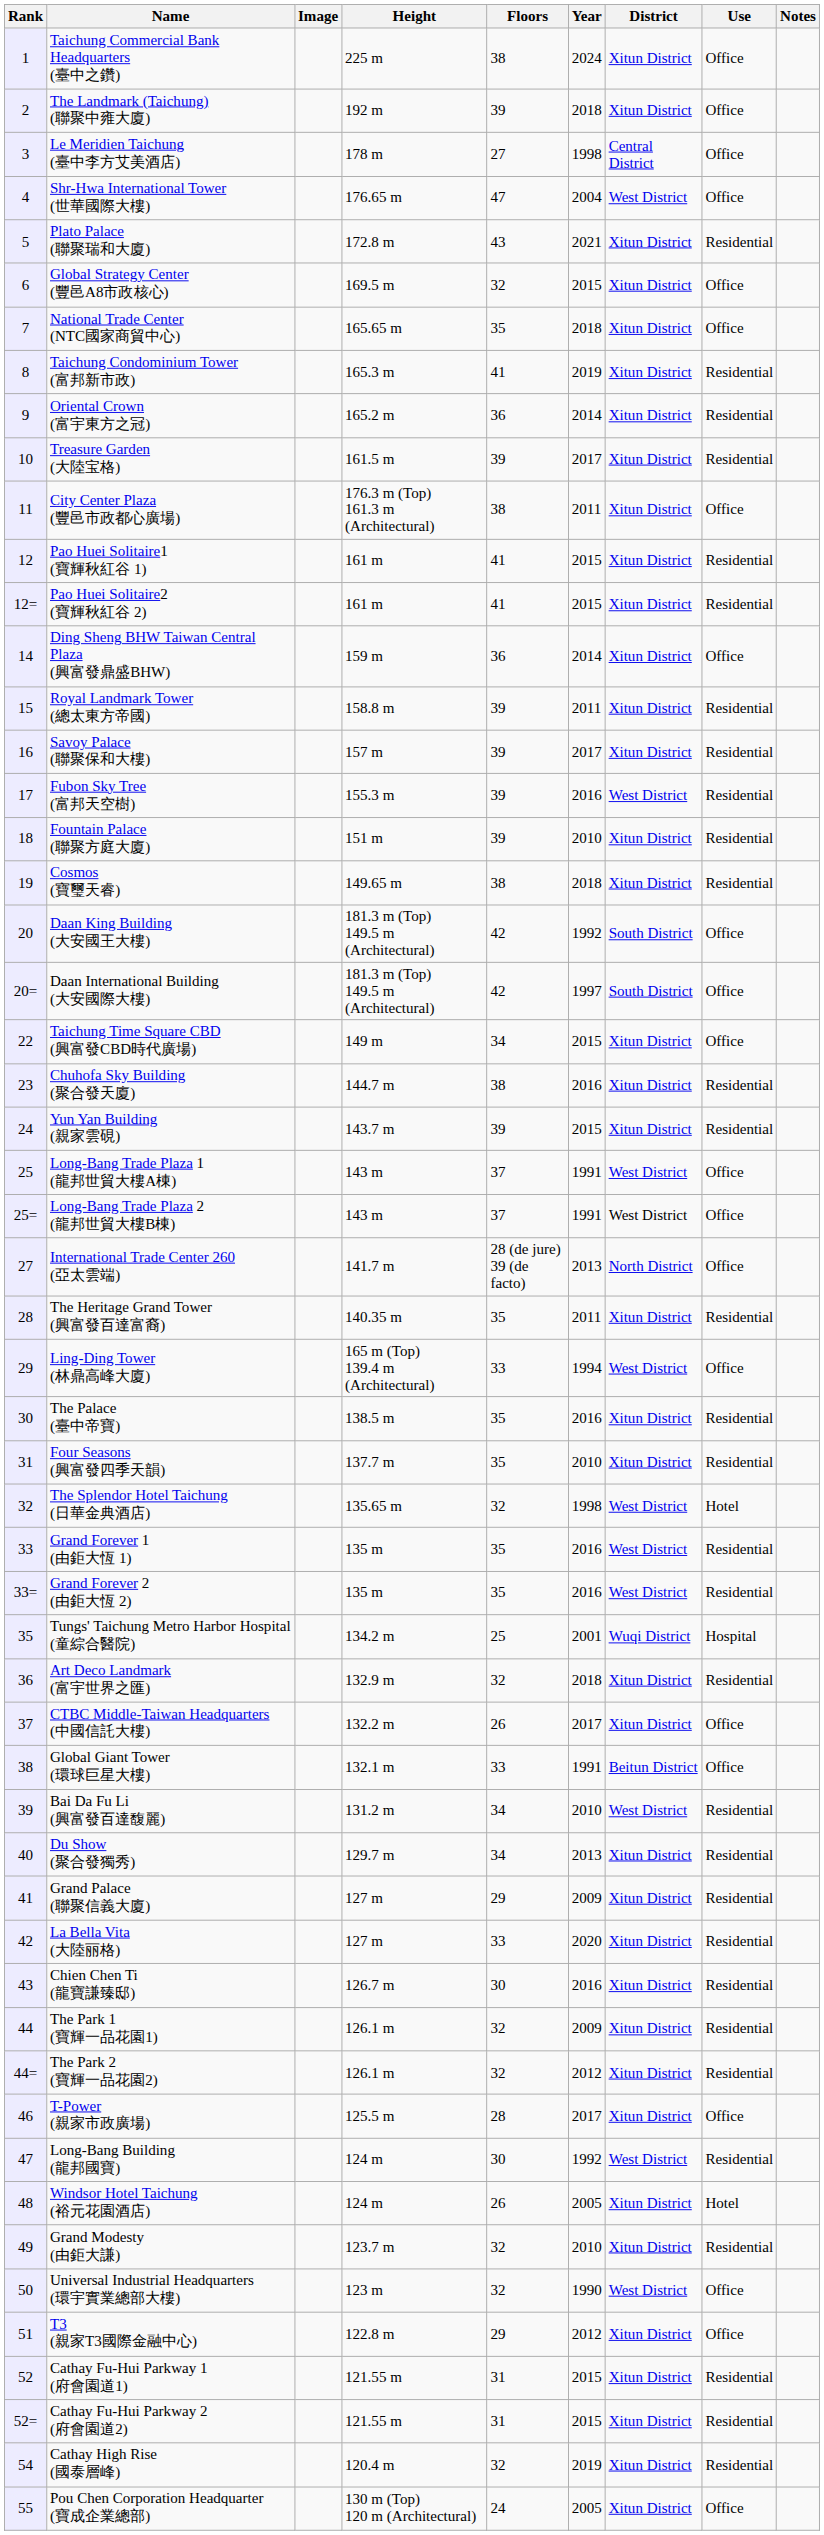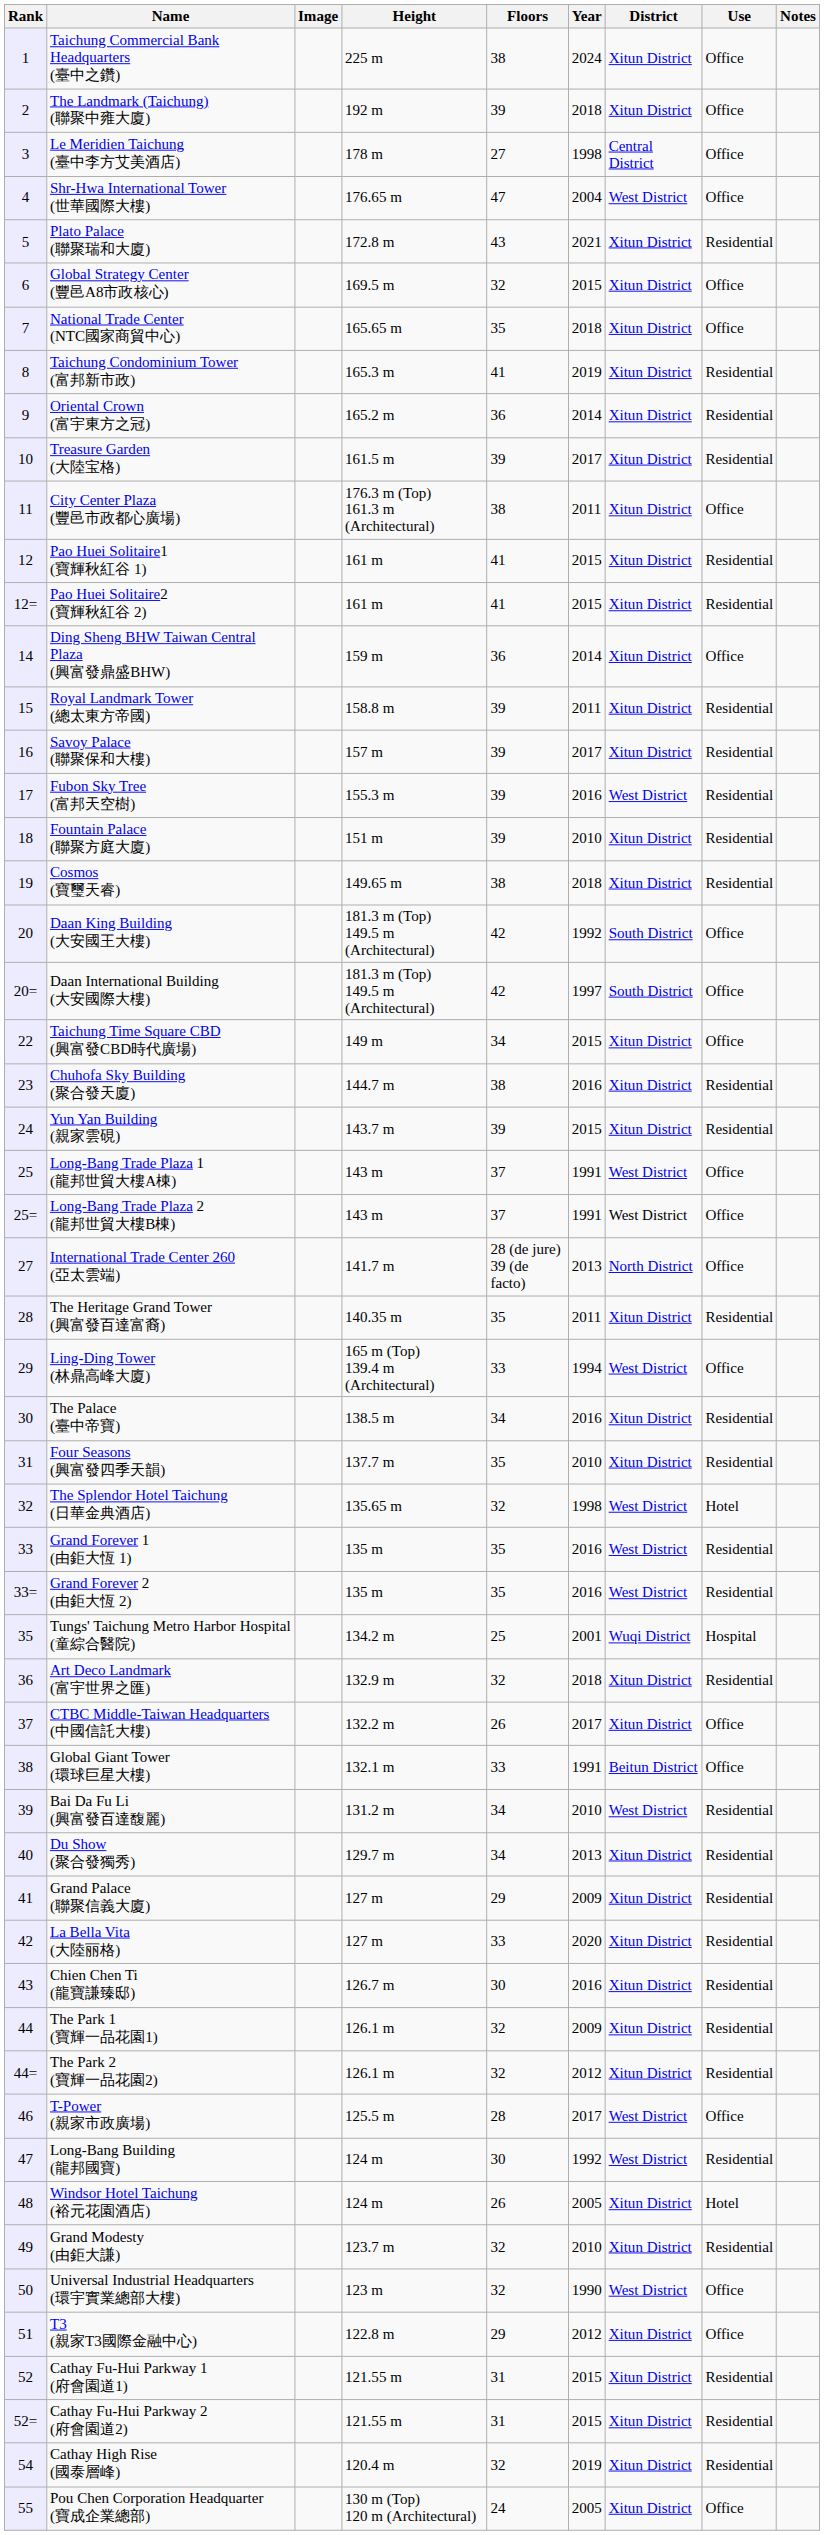(498, 1418) 35 -> (498, 1418) 34
(650, 2116) Xitun District -> (648, 2116) West District
